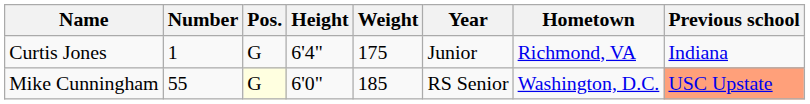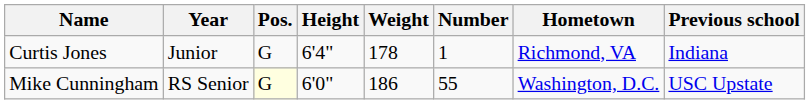columns swapped: (203, 20) <-> (468, 20)
(373, 51) 175 -> (383, 51) 178
(373, 83) 185 -> (383, 83) 186
(721, 83) lightsalmon background -> (721, 83) no background
